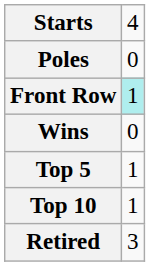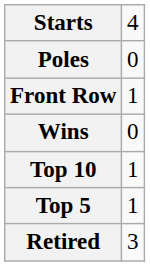(133, 95) paleturquoise background -> (133, 95) no background
rows swapped: (63, 168) <-> (63, 205)
